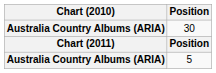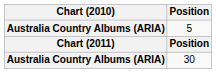rows swapped: (189, 60) <-> (189, 28)
